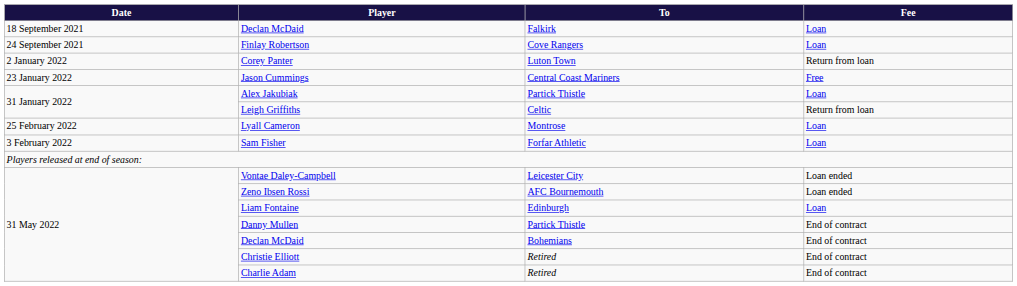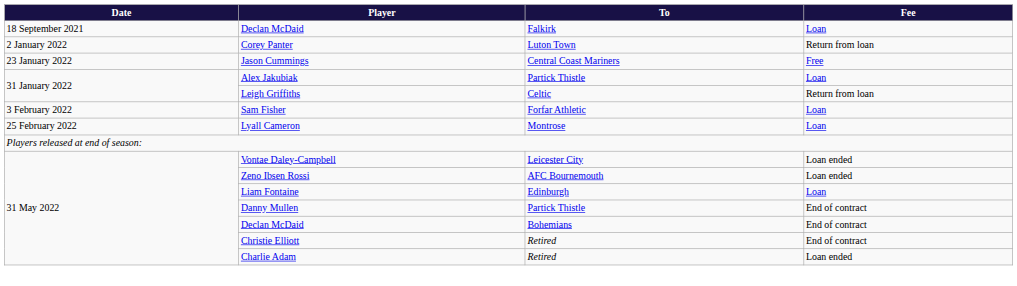- row: (275, 45)
rows swapped: (263, 143) <-> (270, 126)
(836, 273) End of contract -> (829, 257) Loan ended
